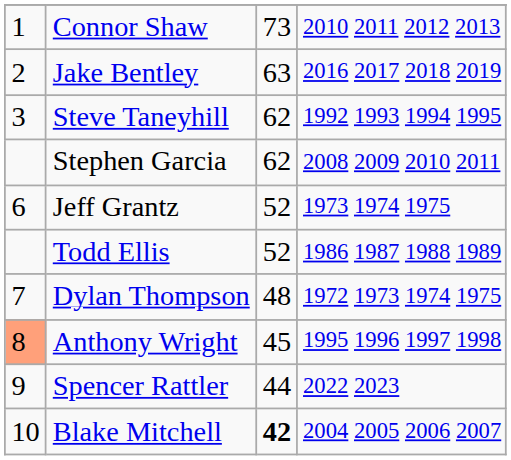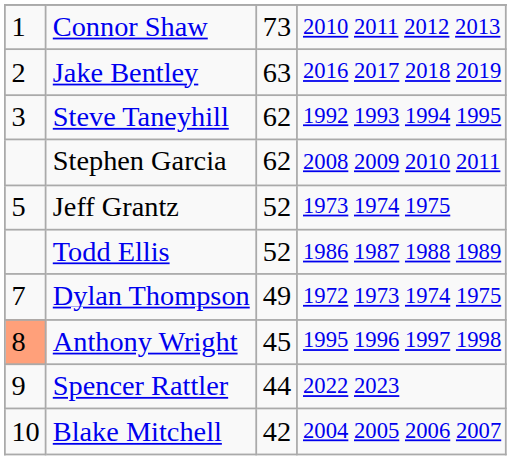(18, 206) 6 -> (18, 206) 5
(277, 296) 48 -> (277, 296) 49
(277, 431) bold -> (277, 431) normal
